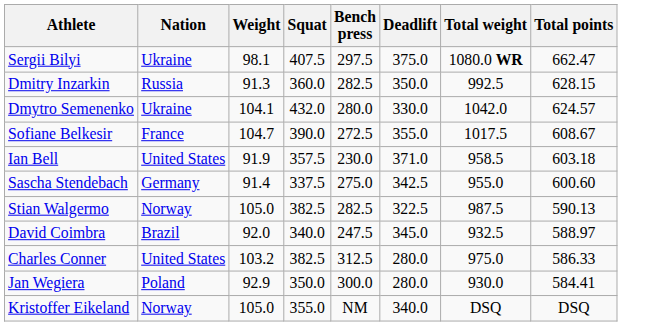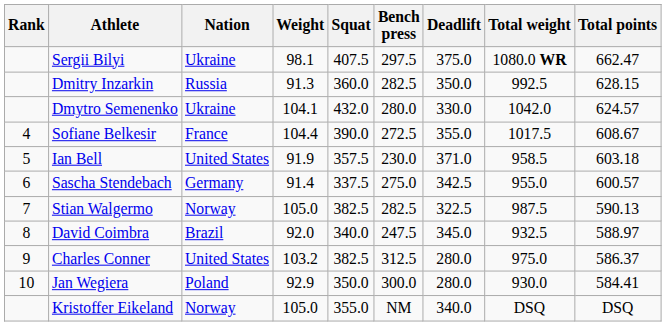+ column: (26, 25)
(256, 134) 104.7 -> (300, 134) 104.4
(574, 183) 600.60 -> (618, 183) 600.57
(574, 258) 586.33 -> (618, 258) 586.37
